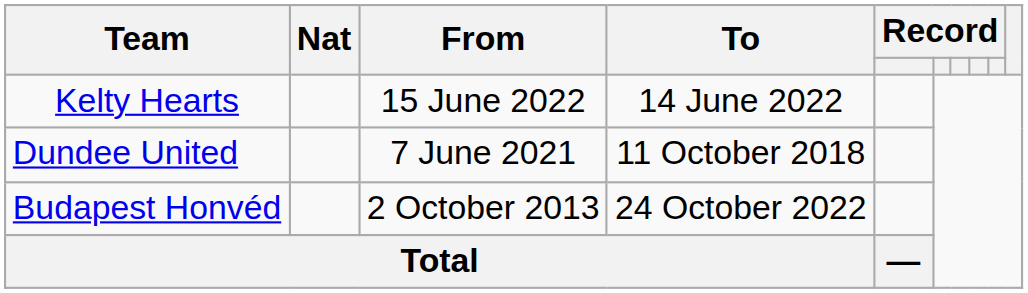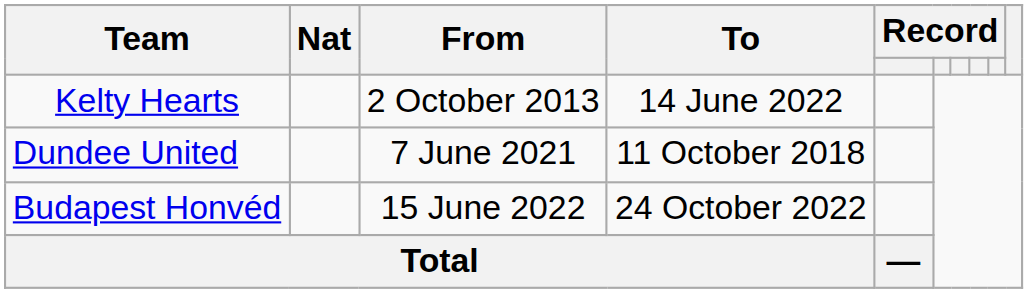(483, 100) 15 June 2022 -> (483, 100) 2 October 2013
(483, 207) 2 October 2013 -> (483, 207) 15 June 2022
